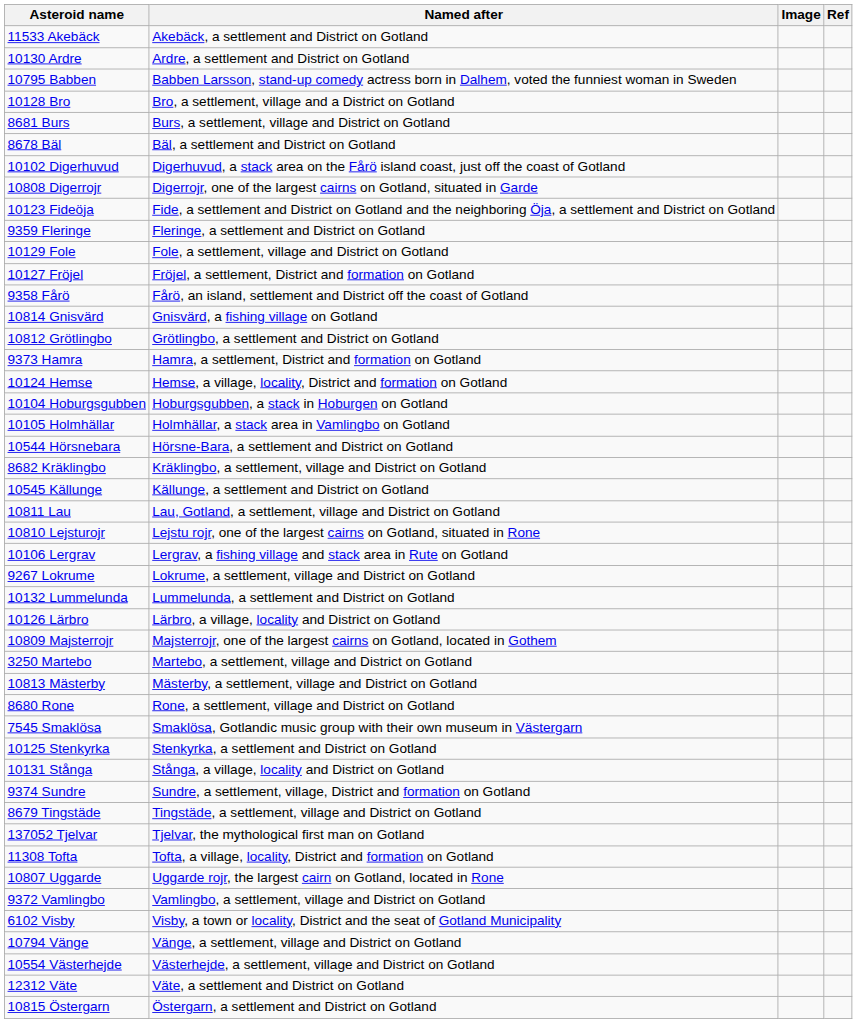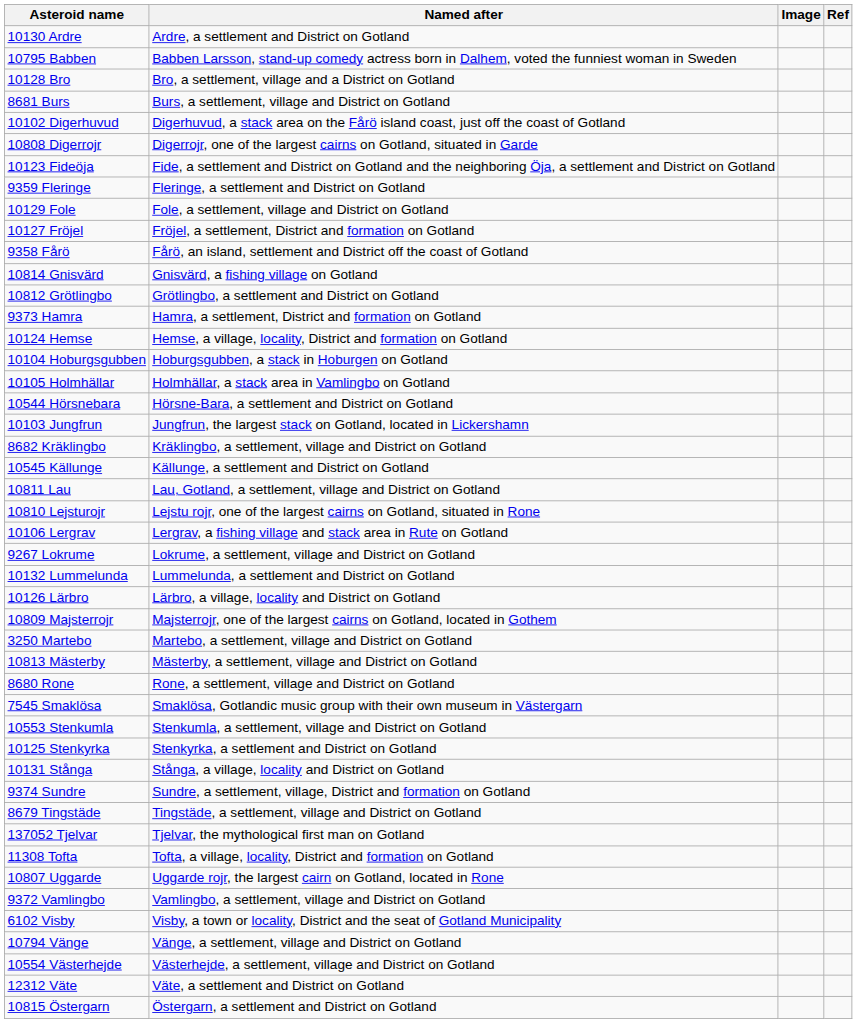- row: (54, 36)
- row: (34, 144)
+ row: (55, 425)
+ row: (60, 727)
